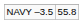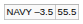(67, 12) 55.8 -> (67, 12) 55.5
